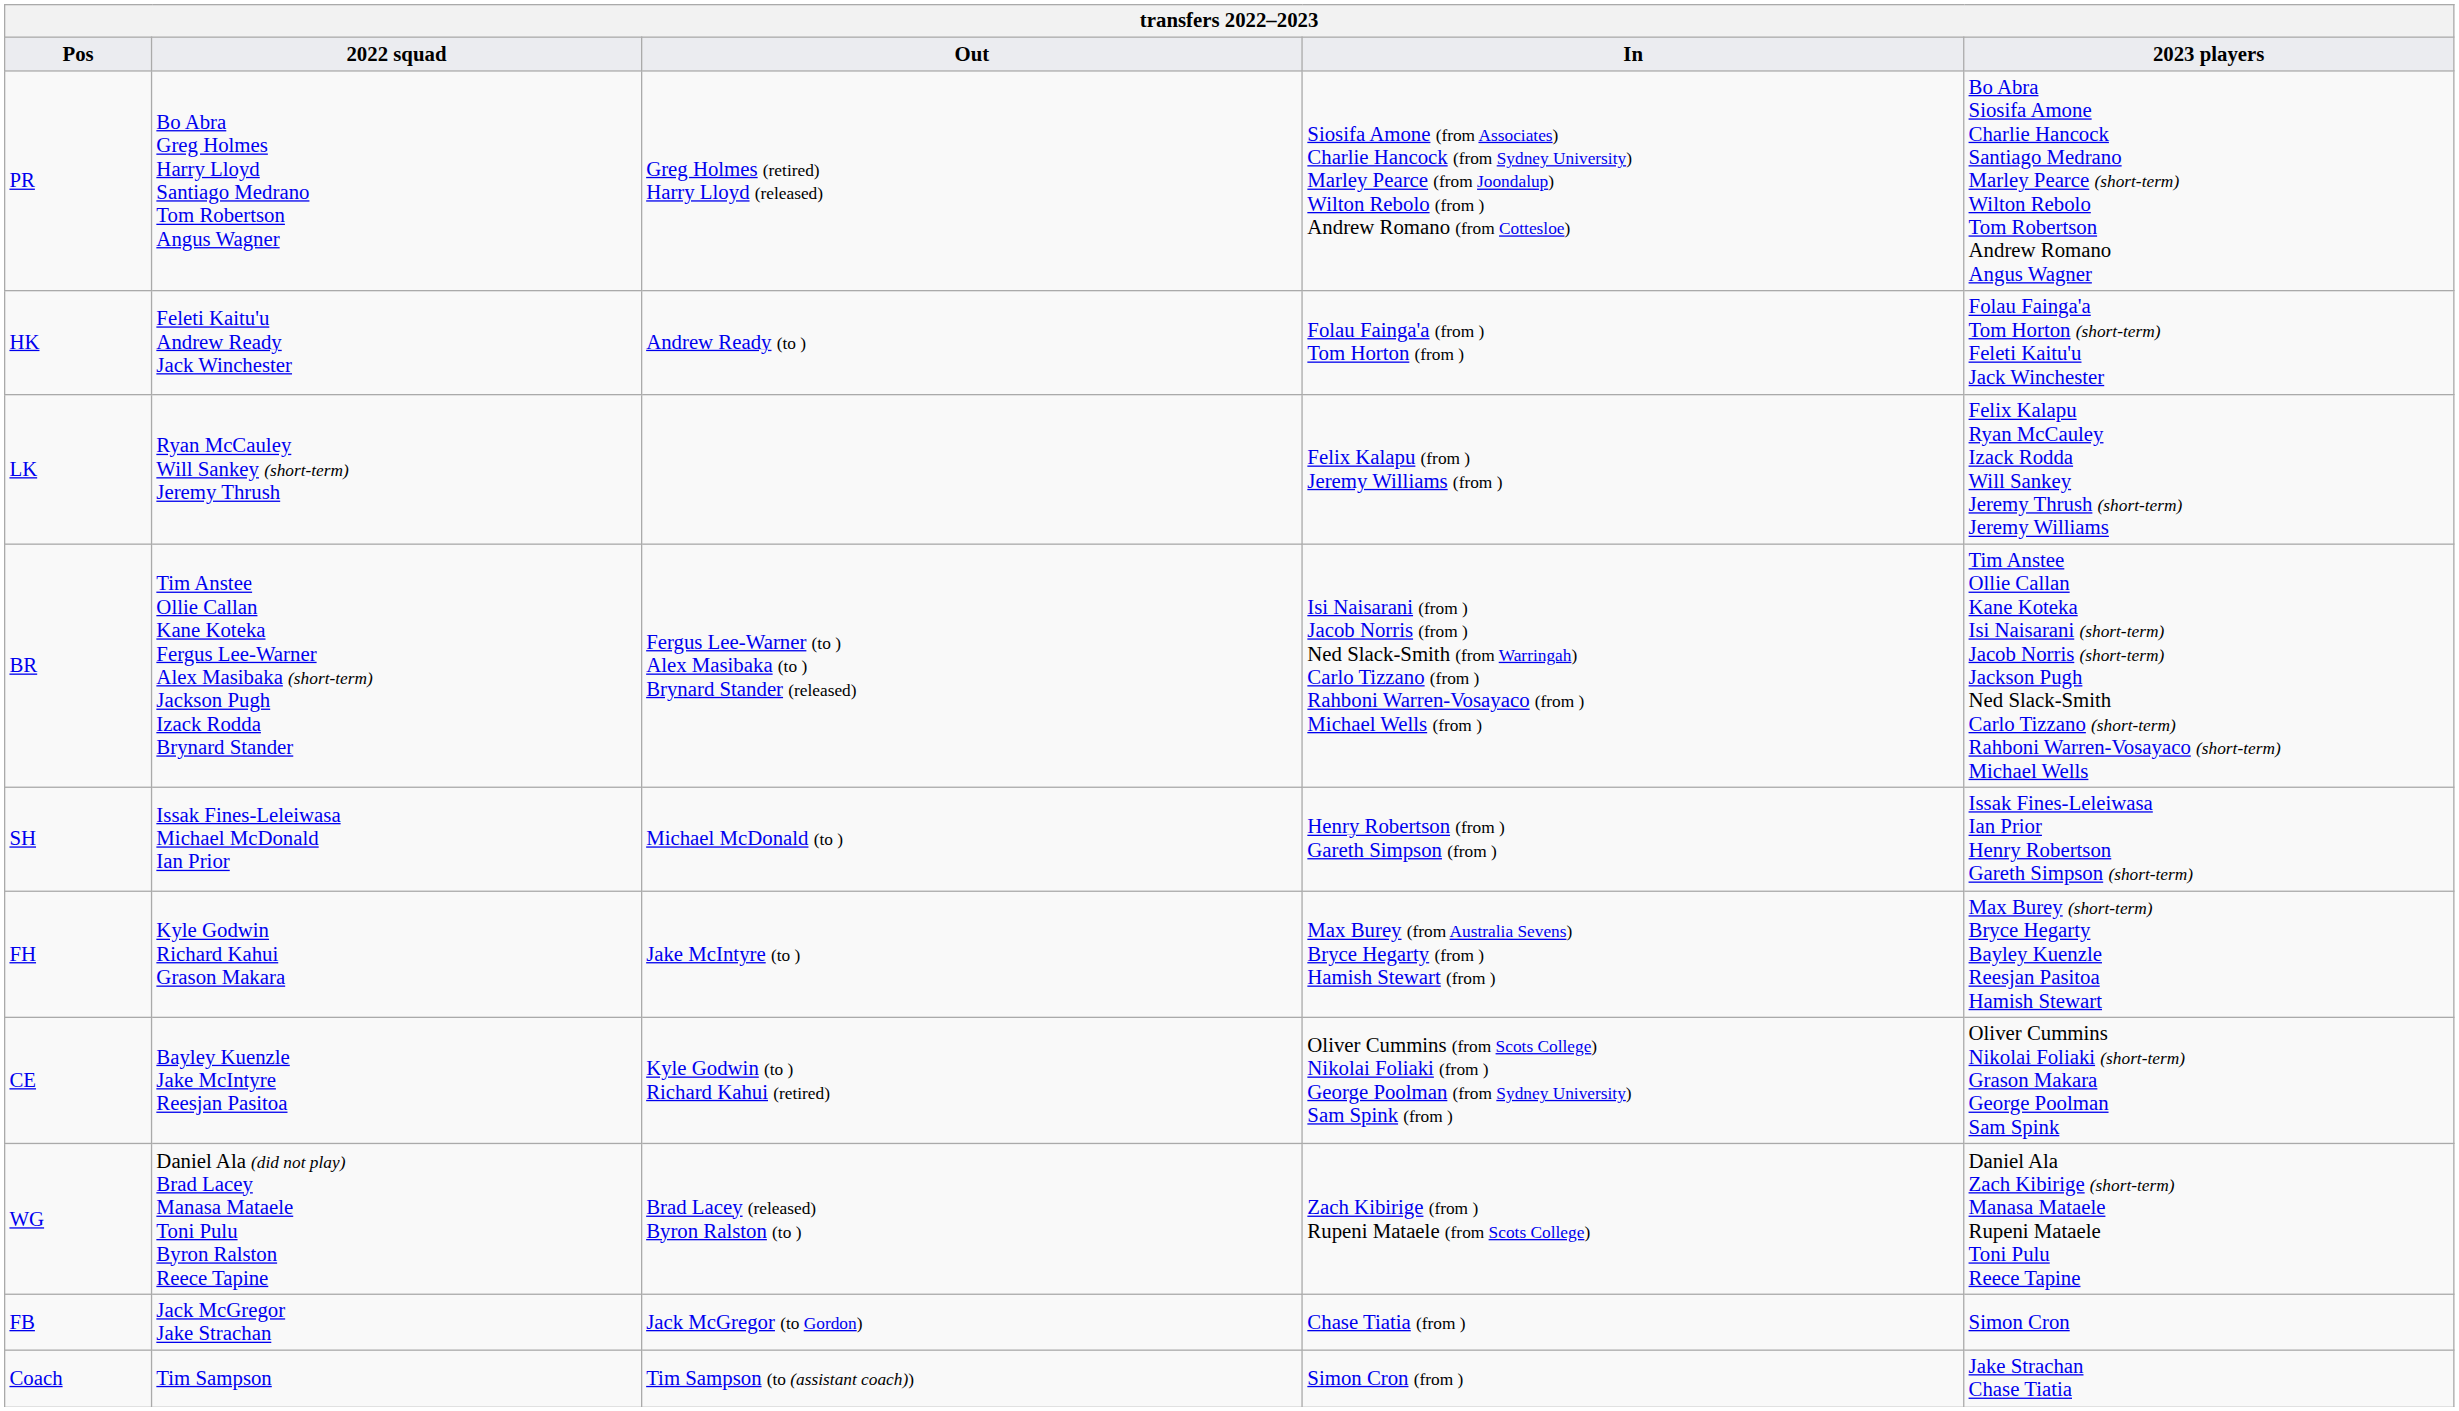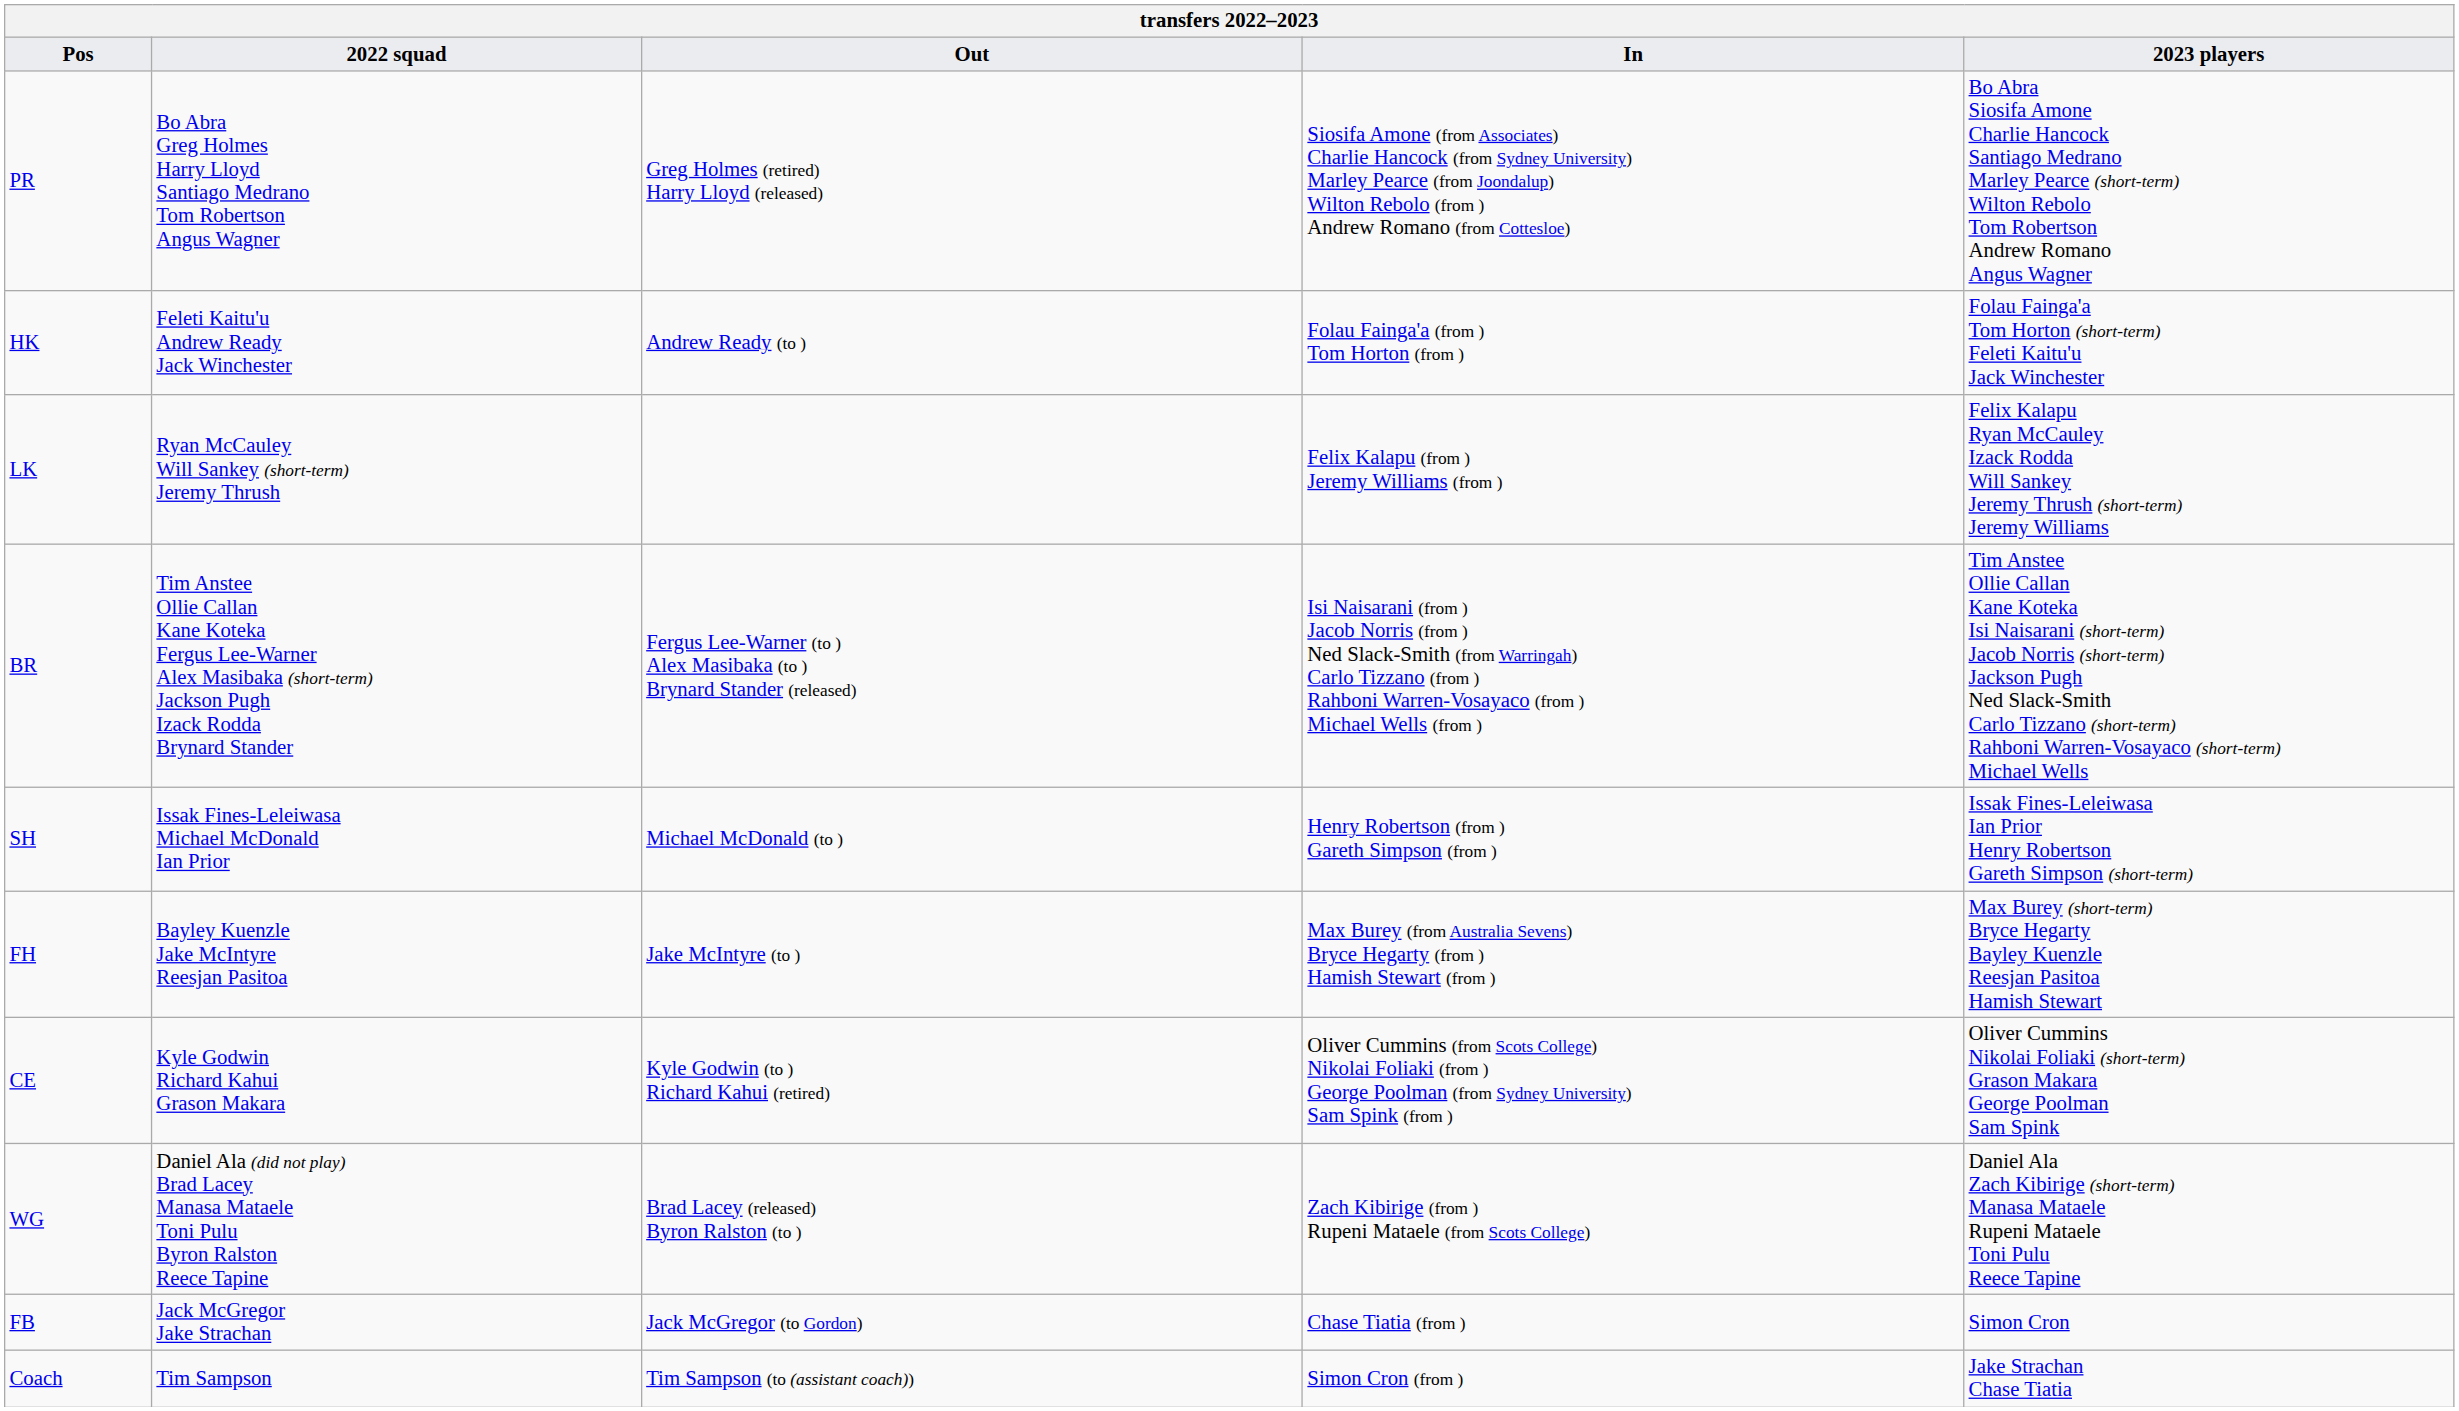(221, 953) Kyle Godwin Richard Kahui Grason Makara -> (223, 953) Bayley Kuenzle Jake McIntyre Reesjan Pasitoa
(223, 1080) Bayley Kuenzle Jake McIntyre Reesjan Pasitoa -> (221, 1080) Kyle Godwin Richard Kahui Grason Makara
